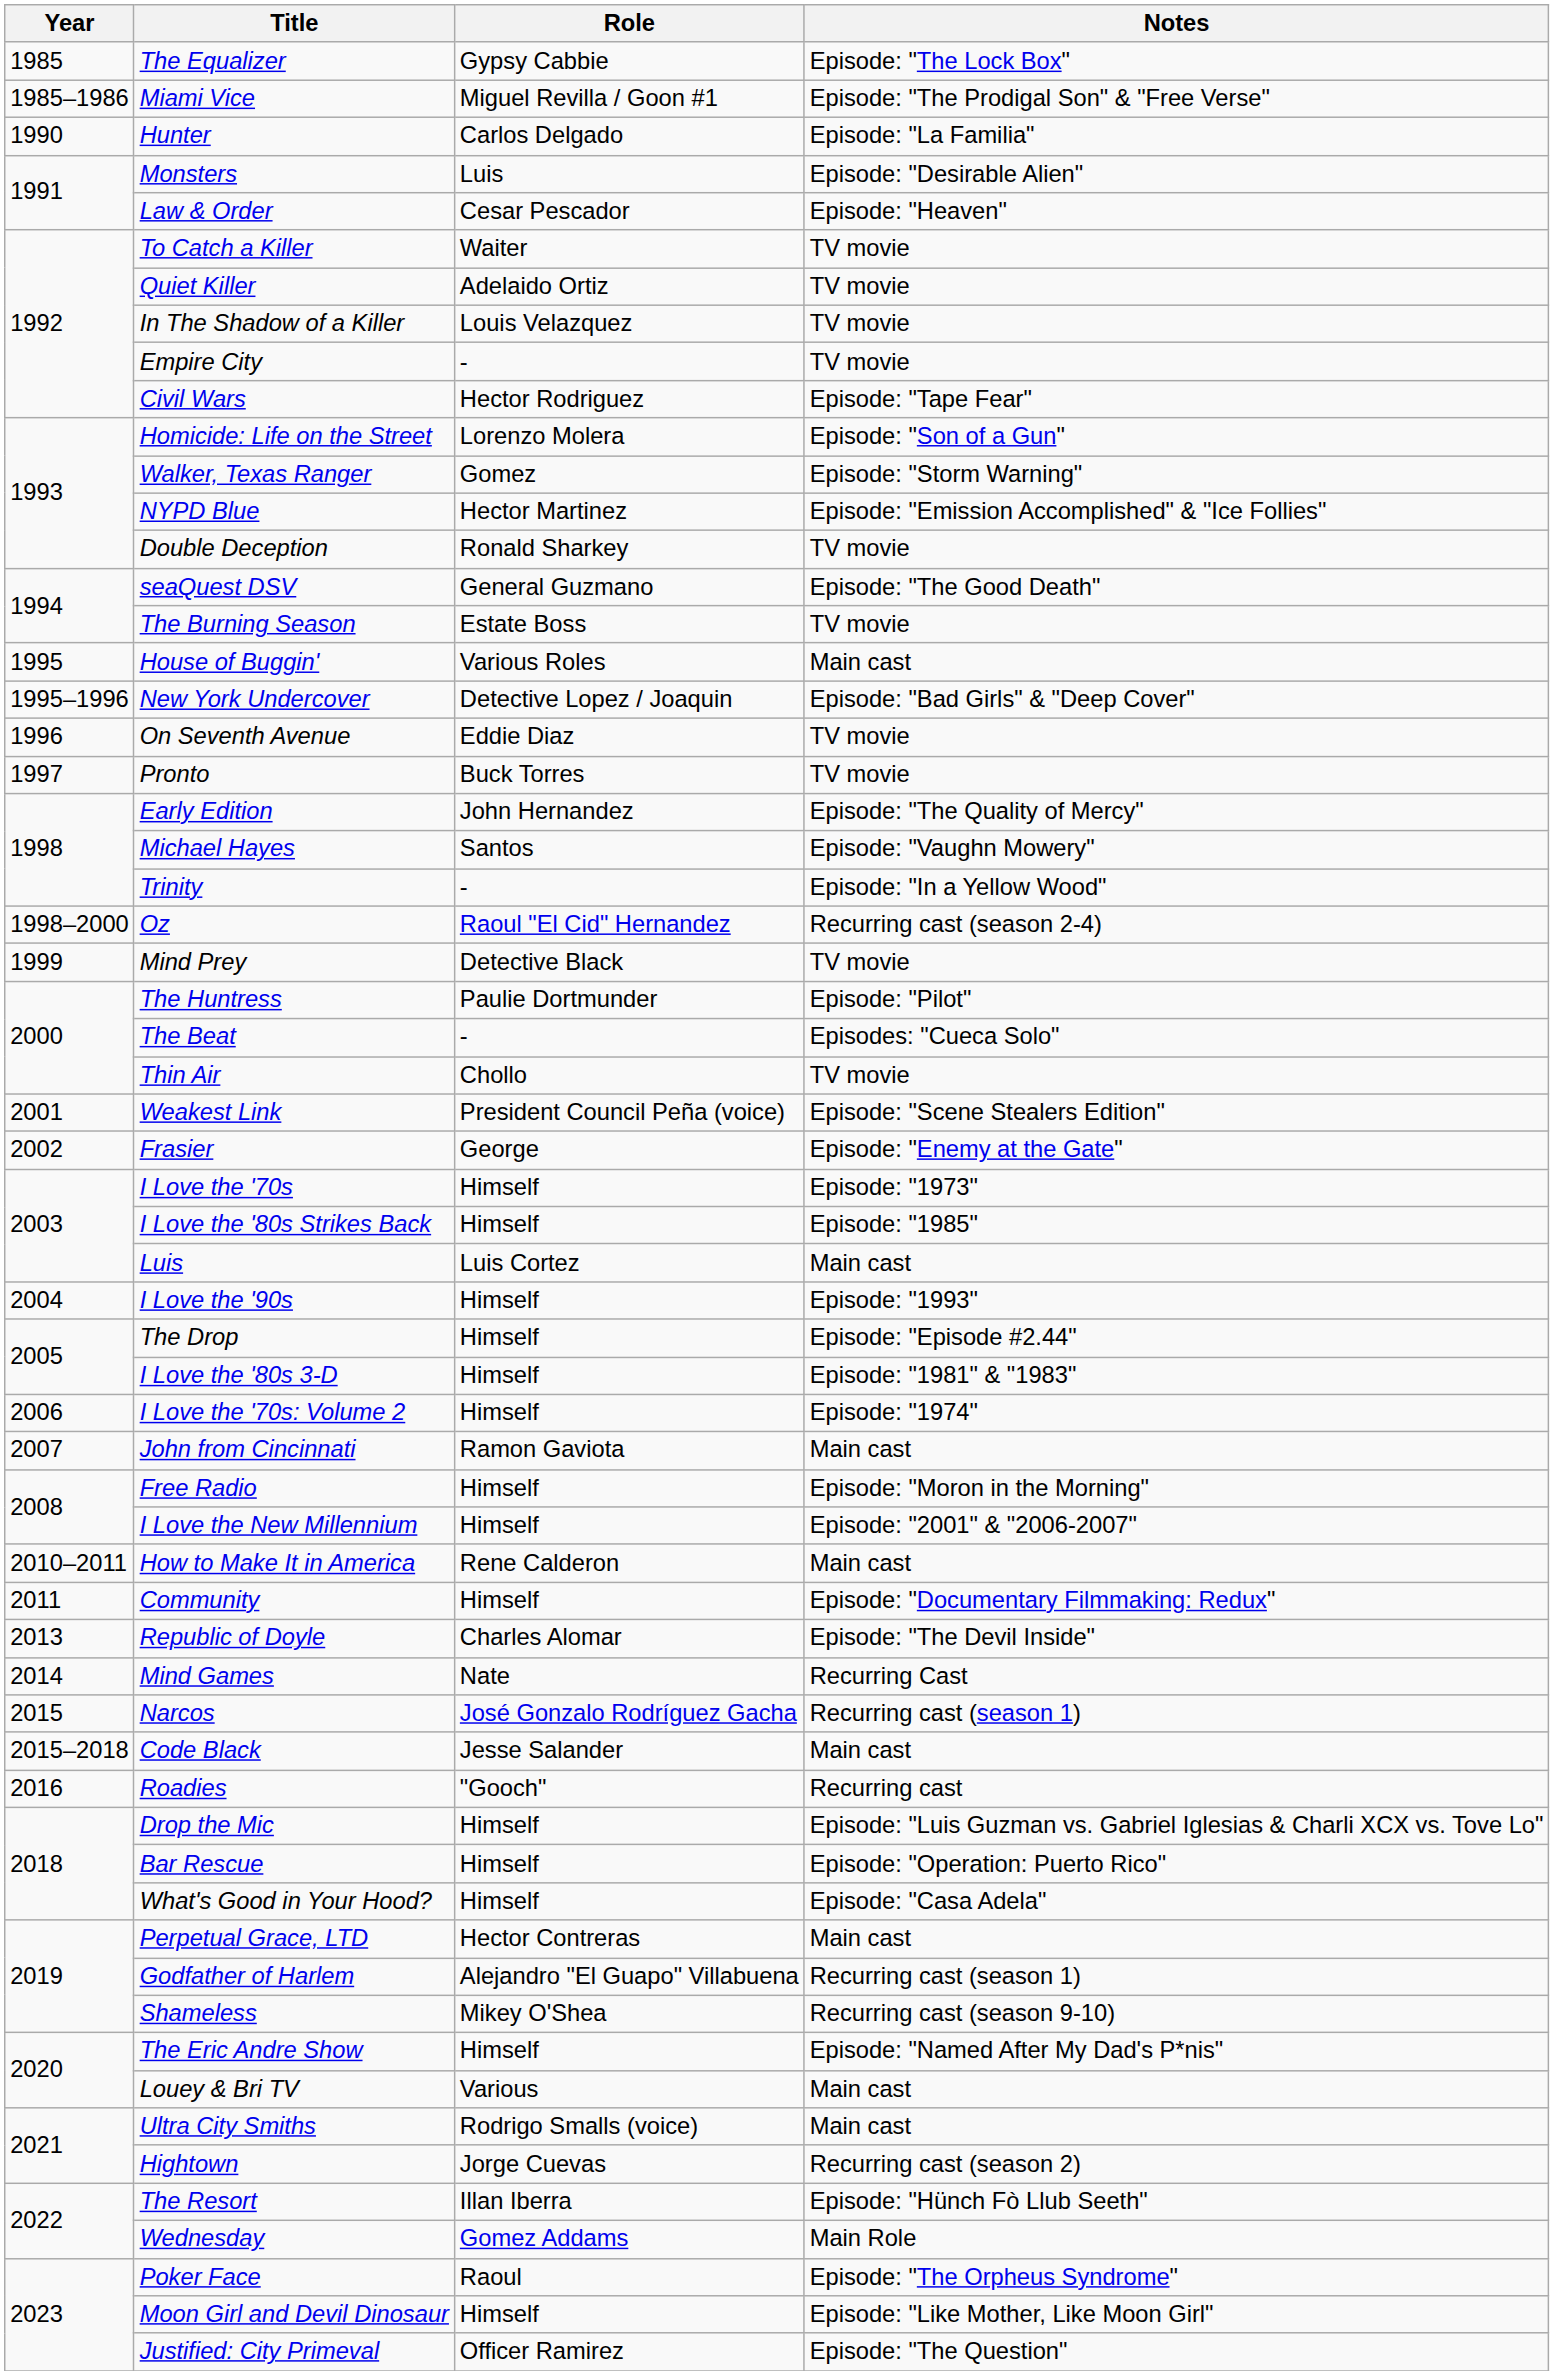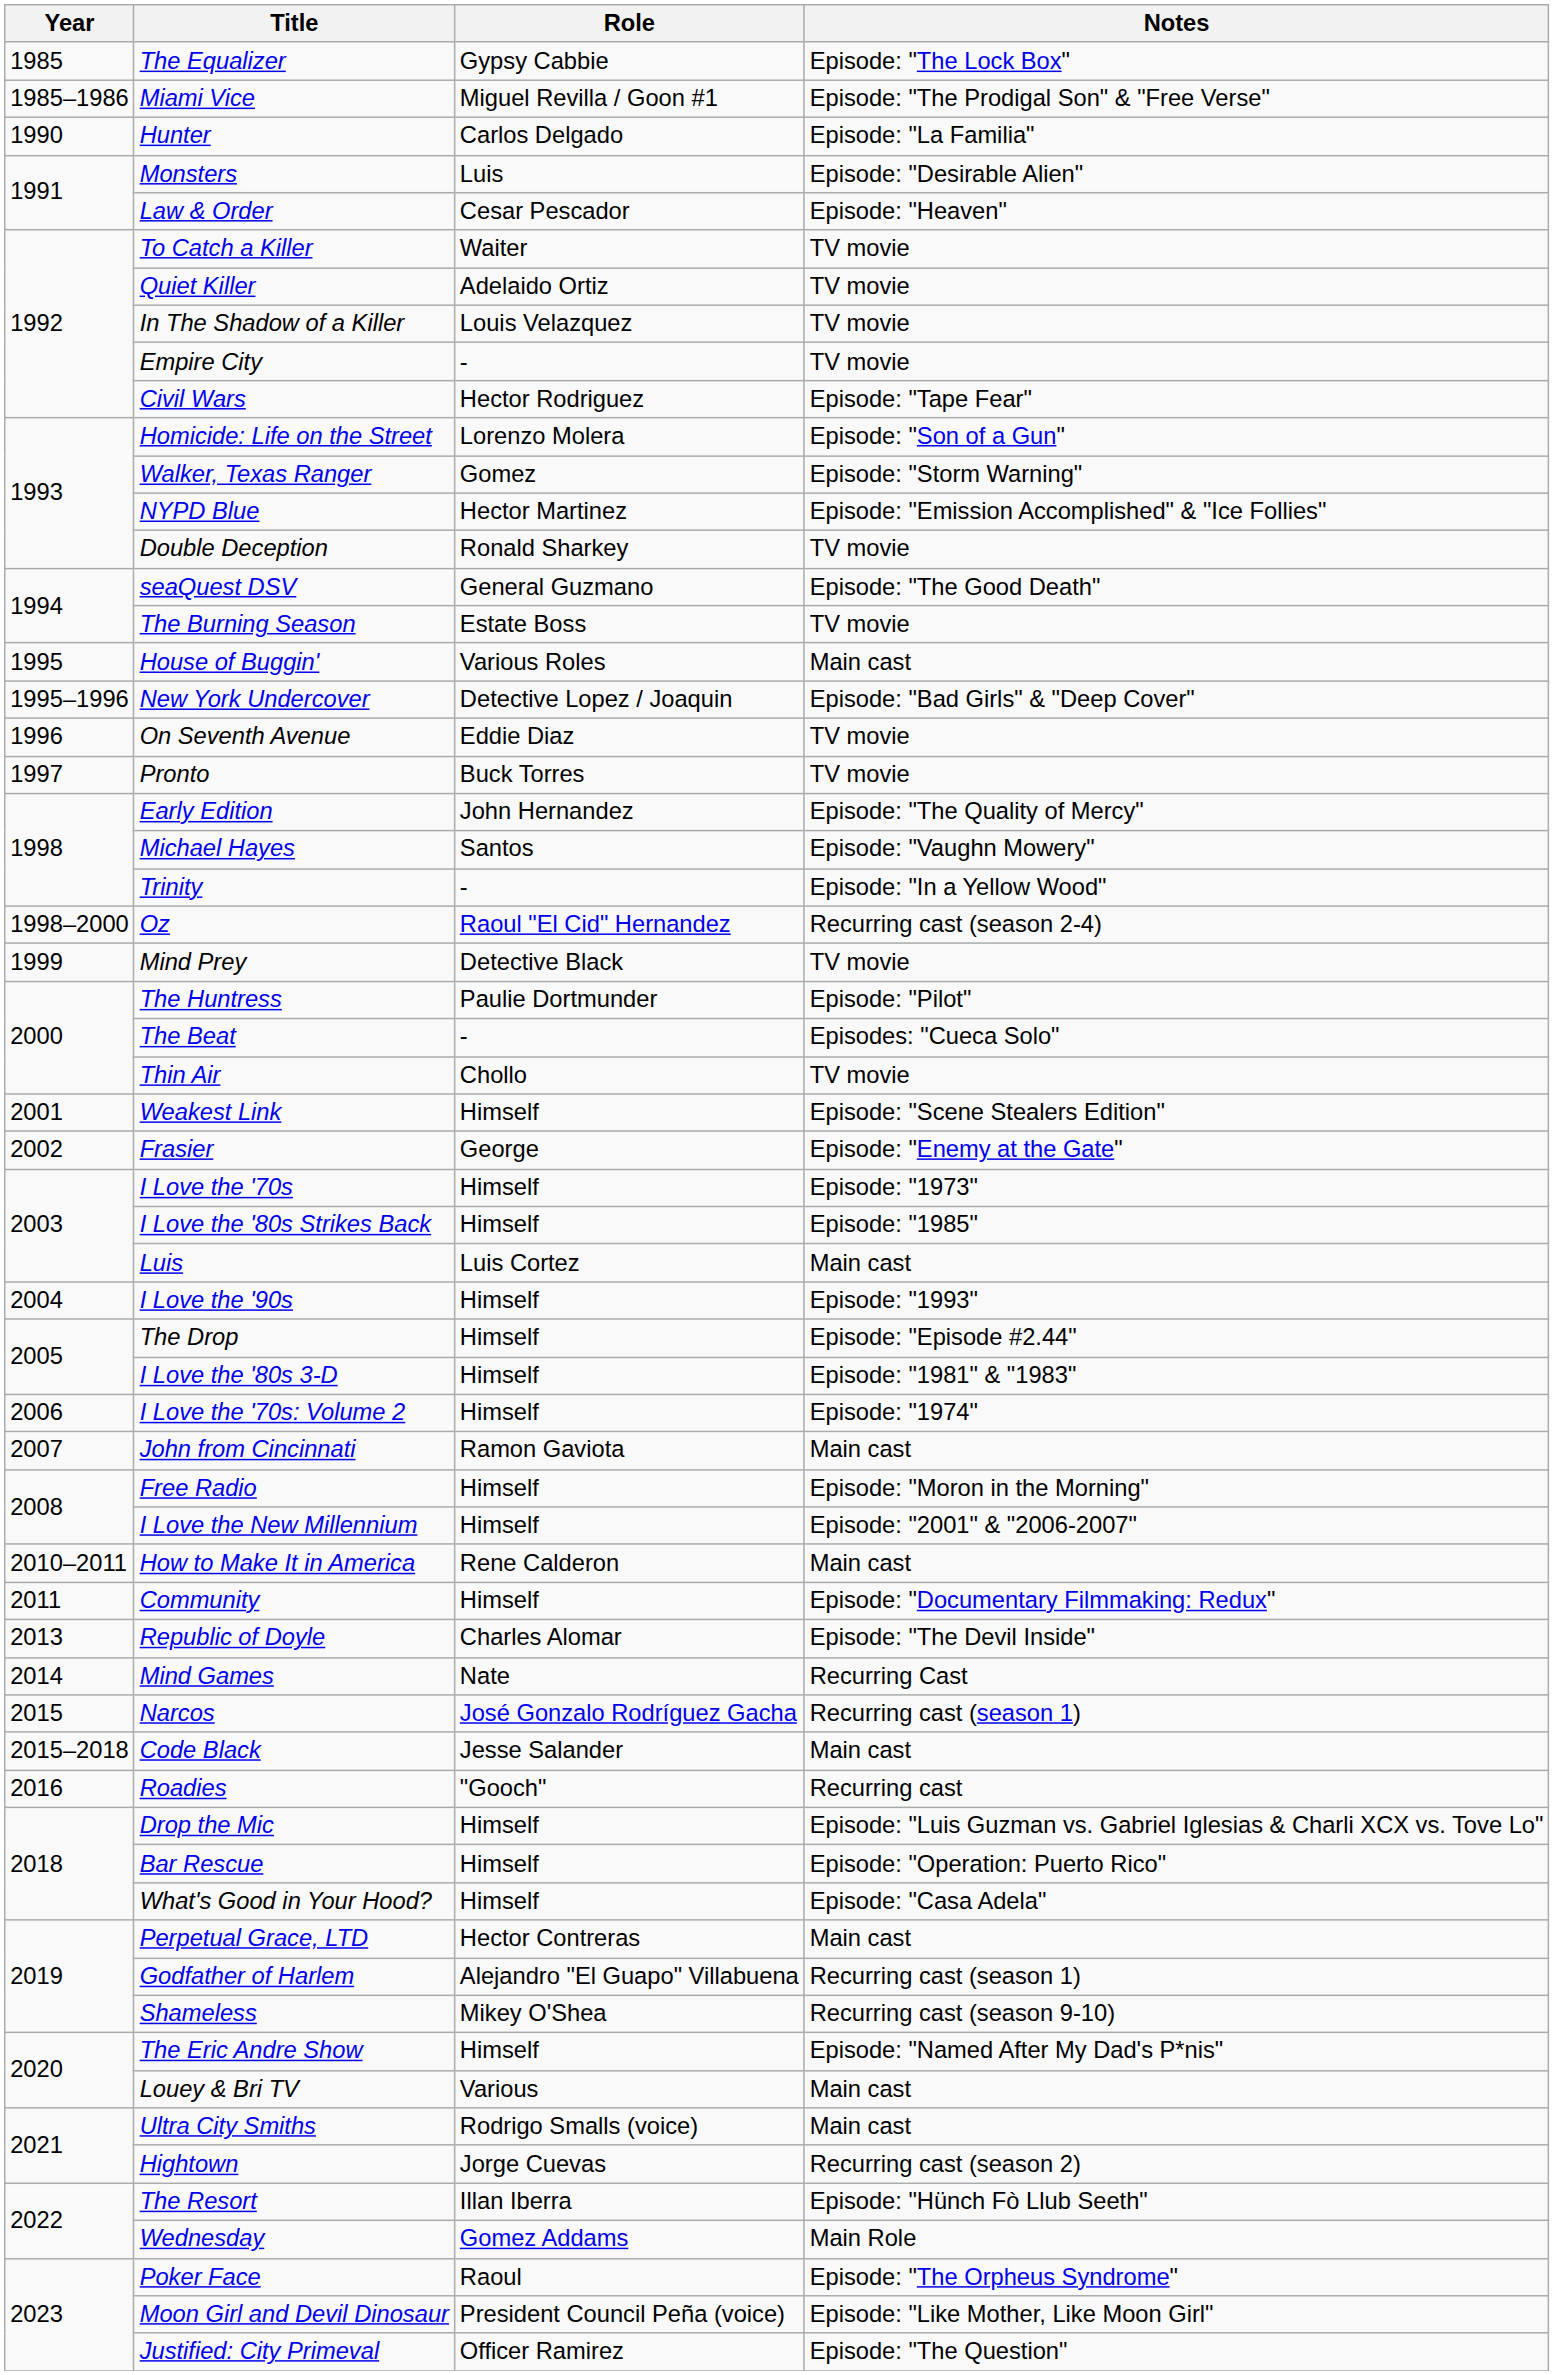(622, 1112) President Council Peña (voice) -> (499, 1112) Himself
(499, 2314) Himself -> (622, 2314) President Council Peña (voice)
